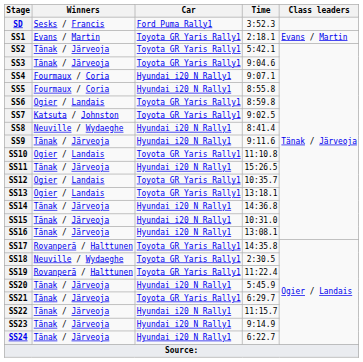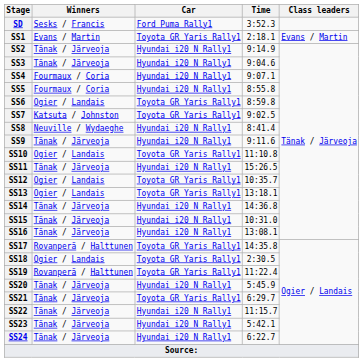(189, 50) Toyota GR Yaris Rally1 -> (184, 50) Hyundai i20 N Rally1
(261, 50) 5:42.1 -> (261, 50) 9:14.9
(189, 63) Toyota GR Yaris Rally1 -> (184, 63) Hyundai i20 N Rally1
(79, 259) Neuville / Wydaeghe -> (69, 259) Ogier / Landais
(261, 325) 9:14.9 -> (261, 325) 5:42.1
